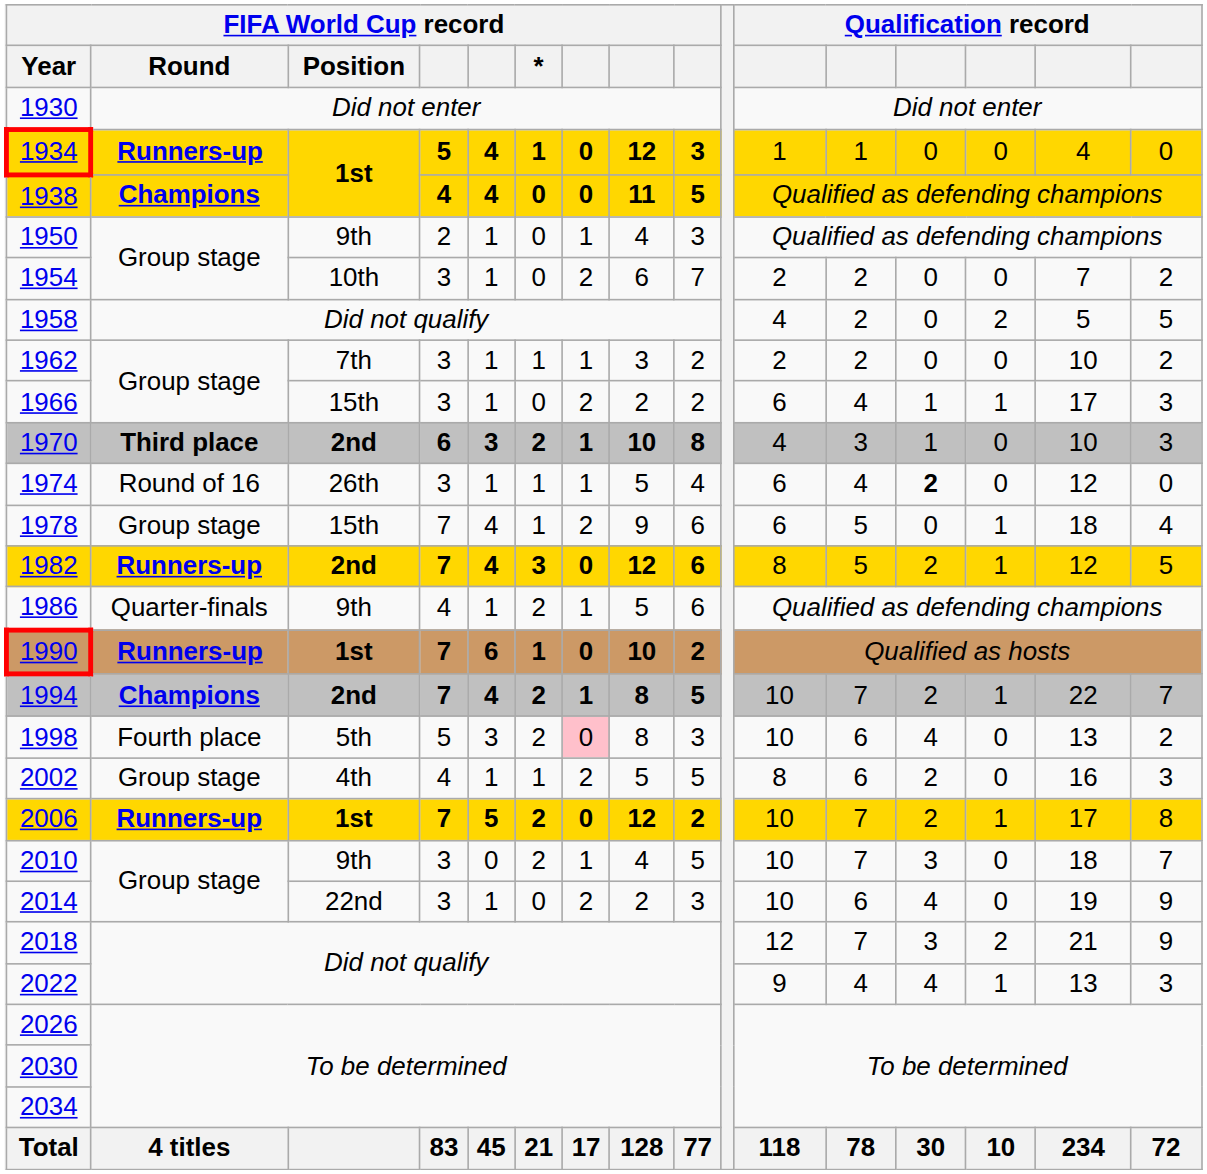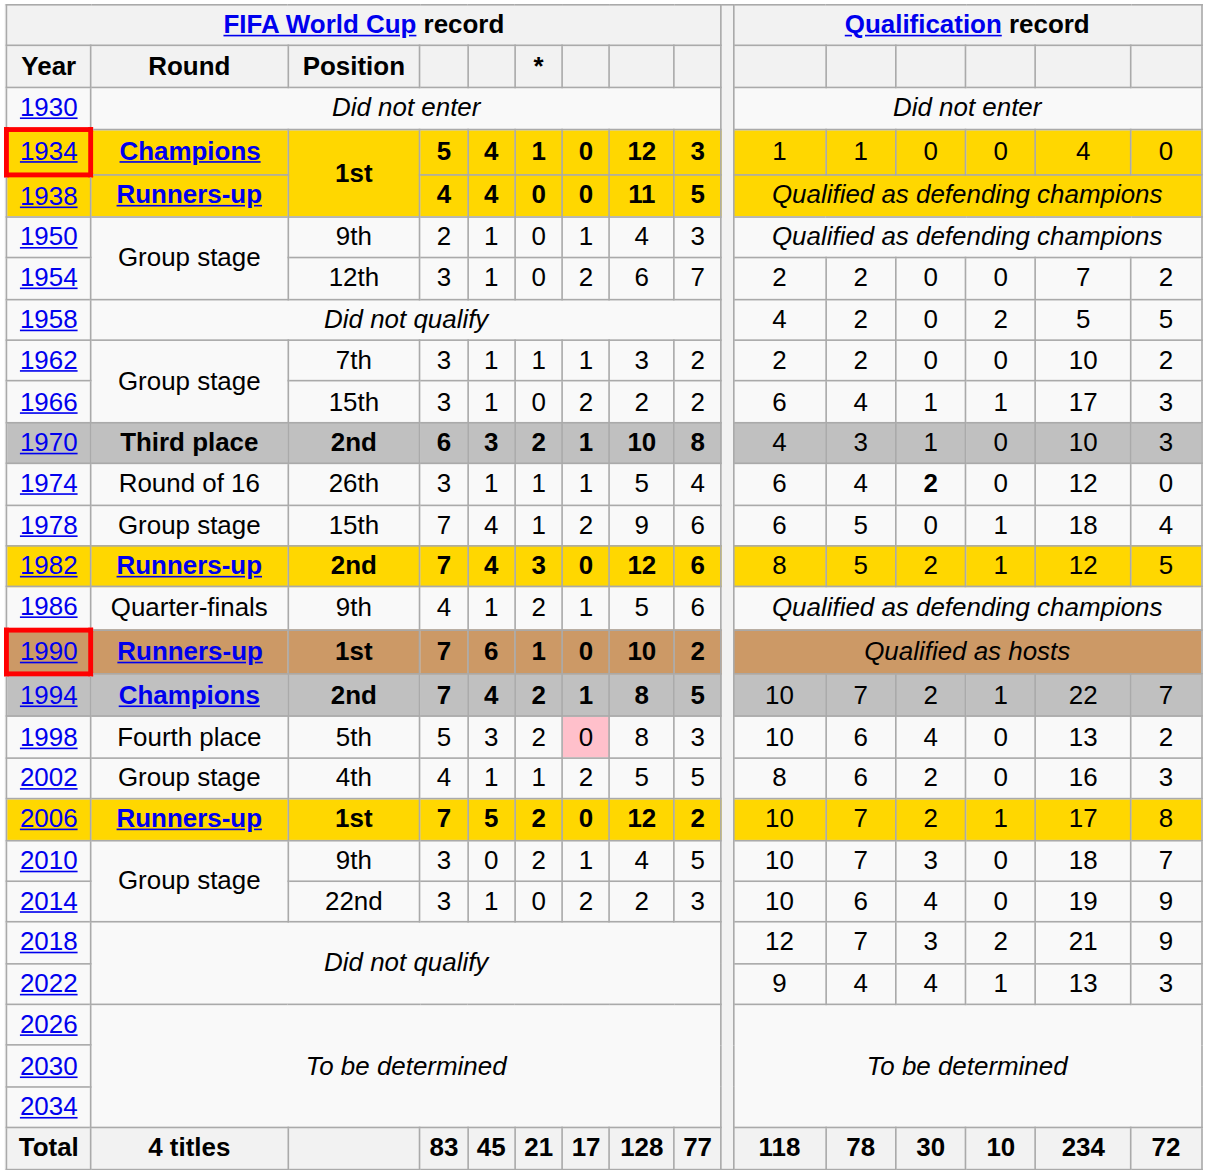(190, 151) Runners-up -> (190, 151) Champions
(189, 195) Champions -> (189, 195) Runners-up
(354, 278) 10th -> (354, 278) 12th
